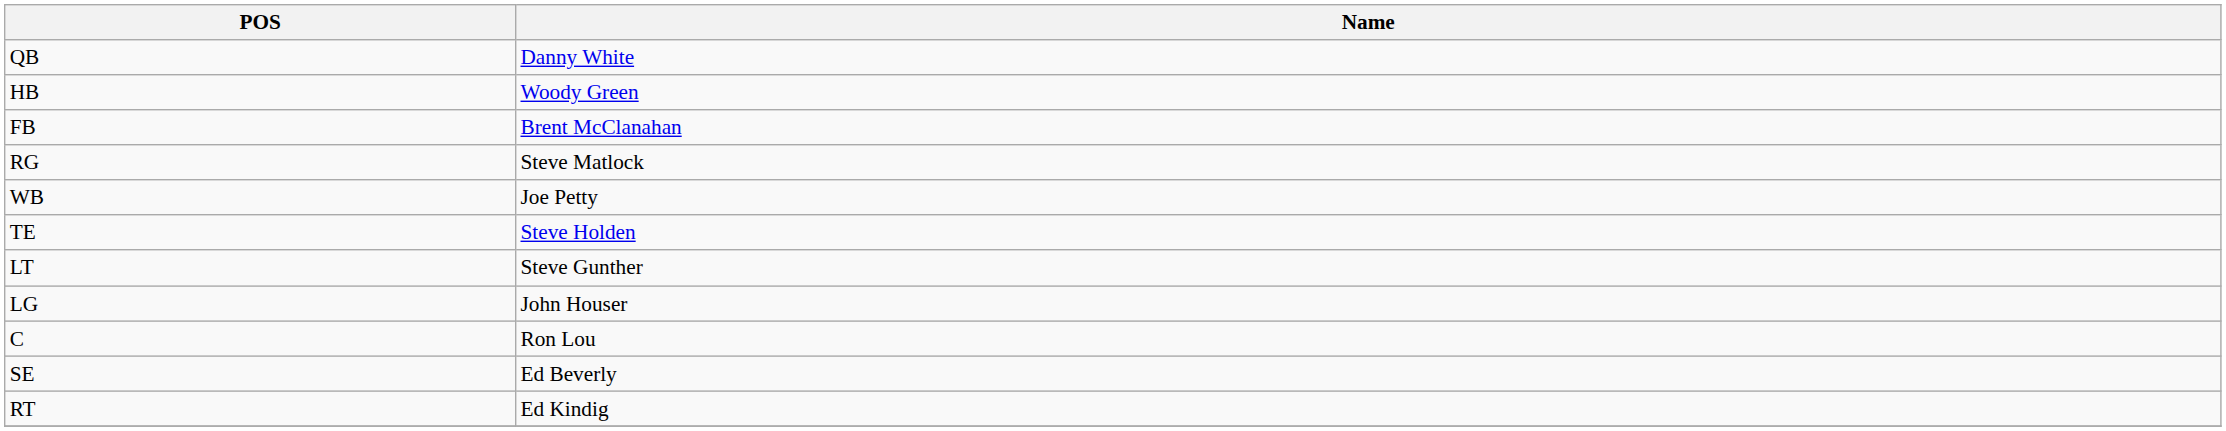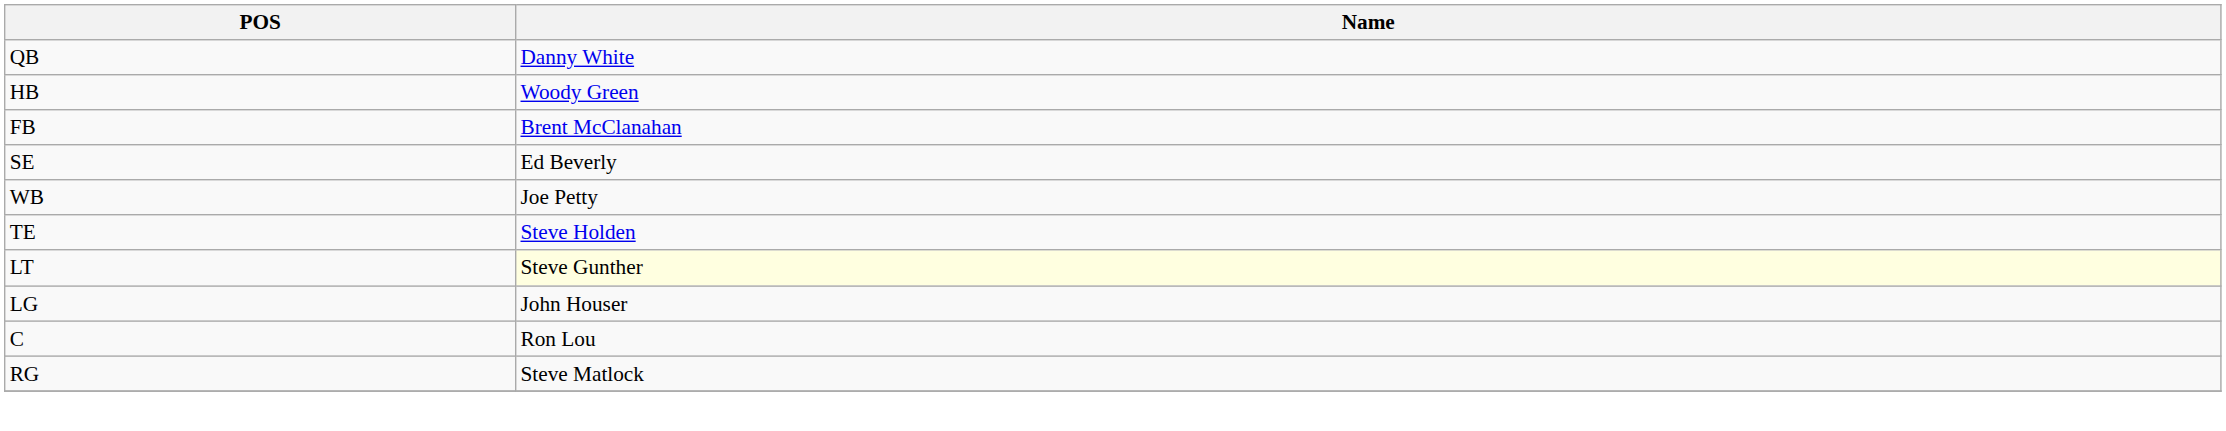rows swapped: (22, 373) <-> (24, 162)
(582, 267) no background -> (582, 267) lightyellow background
- row: (23, 408)
